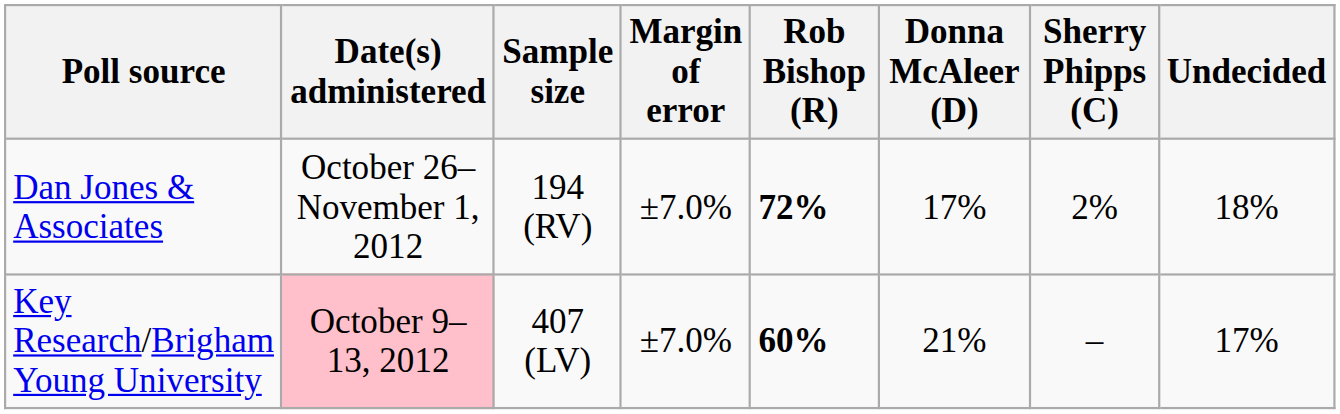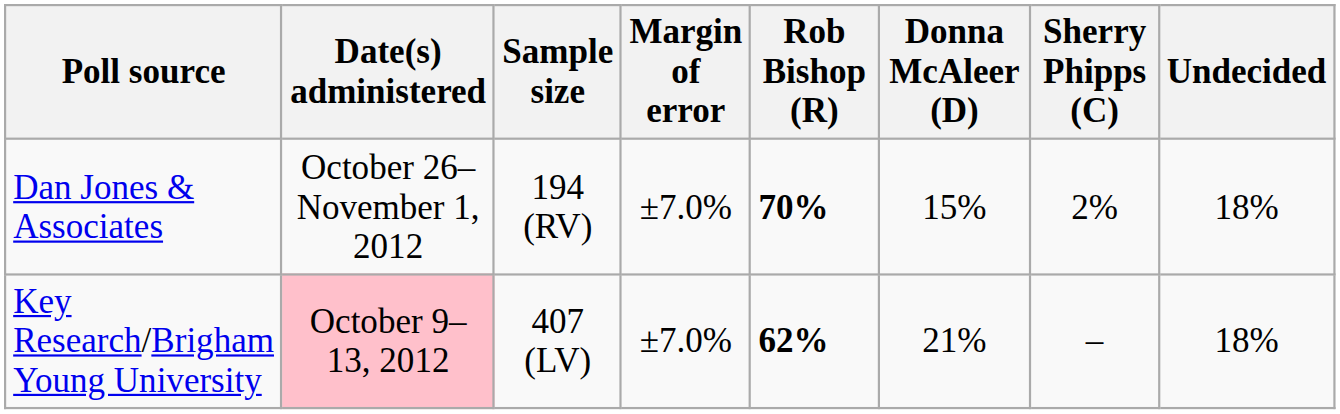(793, 206) 72% -> (793, 206) 70%
(954, 206) 17% -> (954, 206) 15%
(793, 340) 60% -> (793, 340) 62%
(1246, 340) 17% -> (1246, 340) 18%
